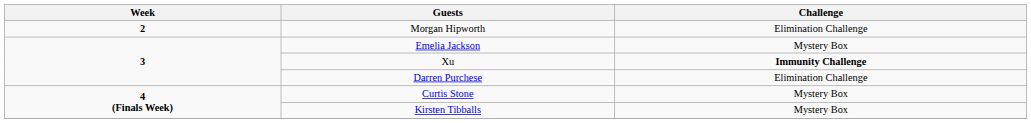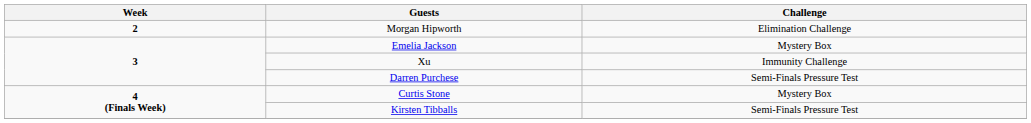(821, 61) bold -> (805, 61) normal
(821, 77) Elimination Challenge -> (805, 77) Semi-Finals Pressure Test
(821, 110) Mystery Box -> (805, 110) Semi-Finals Pressure Test
